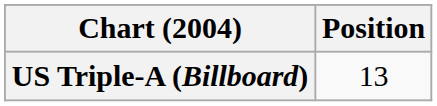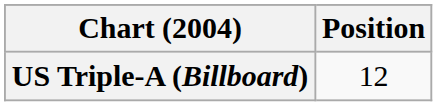(374, 75) 13 -> (374, 75) 12
